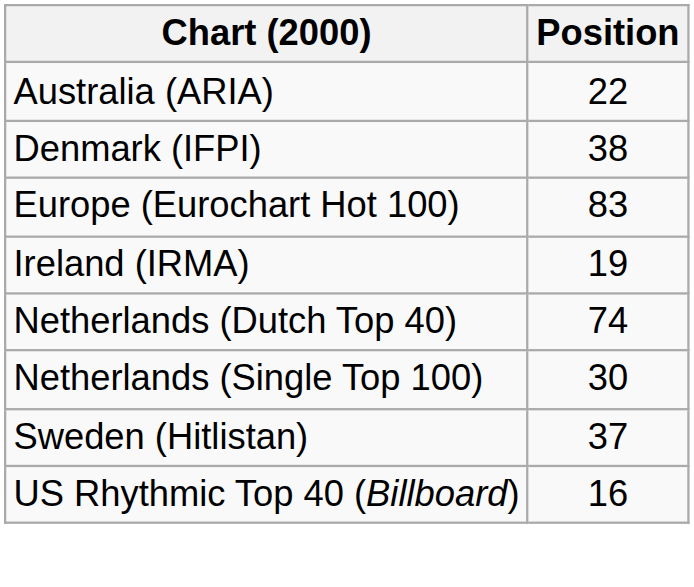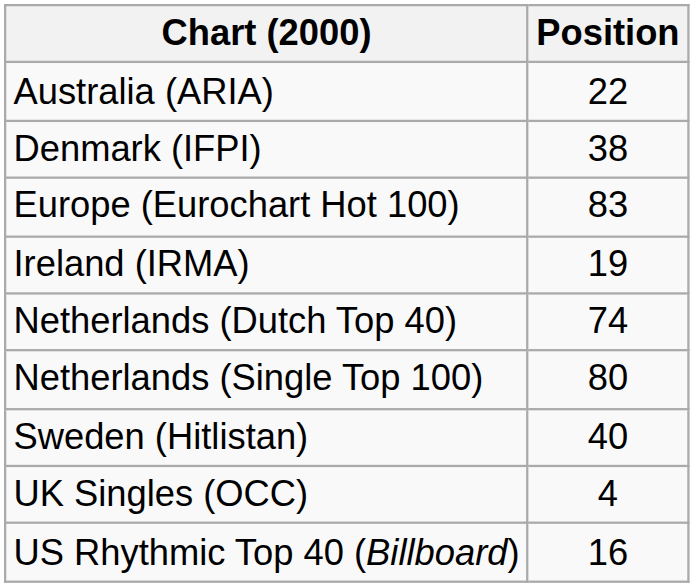(608, 378) 30 -> (608, 378) 80
(608, 436) 37 -> (608, 436) 40
+ row: (161, 494)
